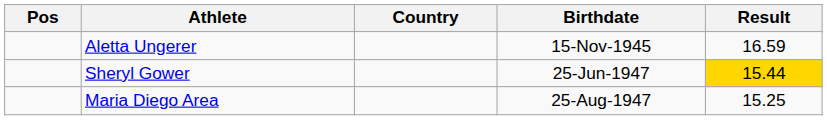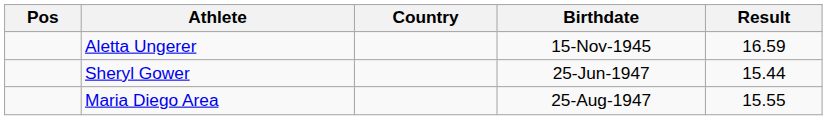(764, 73) gold background -> (764, 73) no background
(764, 100) 15.25 -> (764, 100) 15.55
